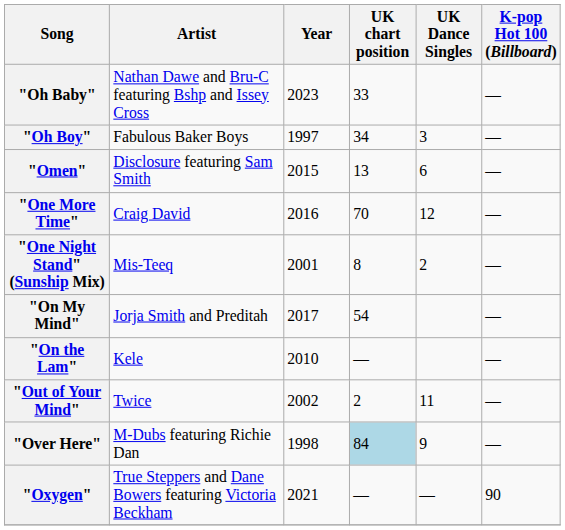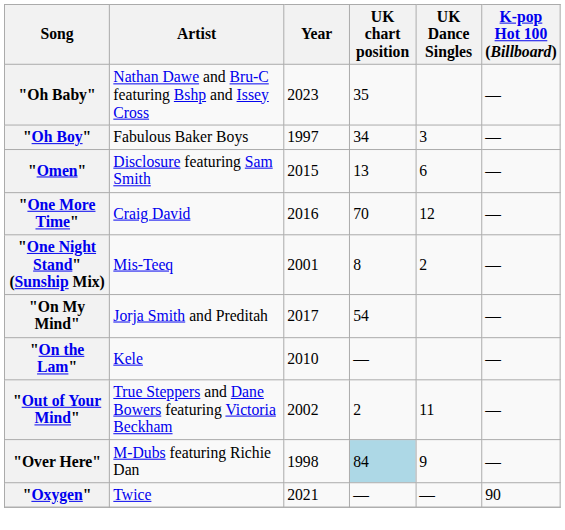(361, 94) 33 -> (361, 94) 35
(132, 401) Twice -> (195, 409) True Steppers and Dane Bowers featuring Victoria Beckham
(195, 494) True Steppers and Dane Bowers featuring Victoria Beckham -> (132, 494) Twice
